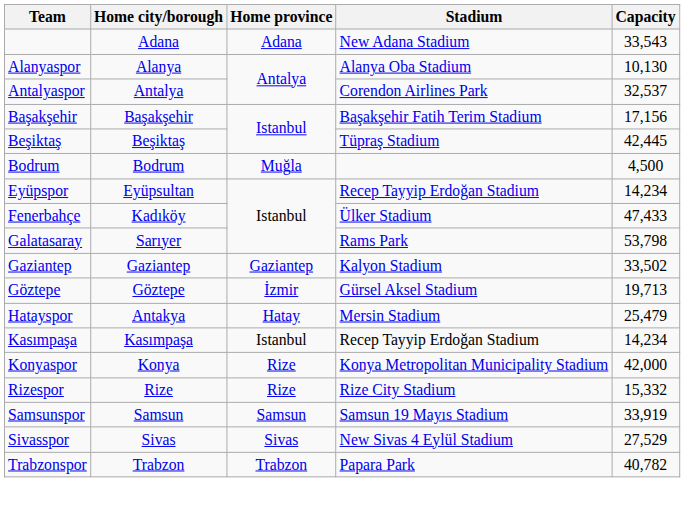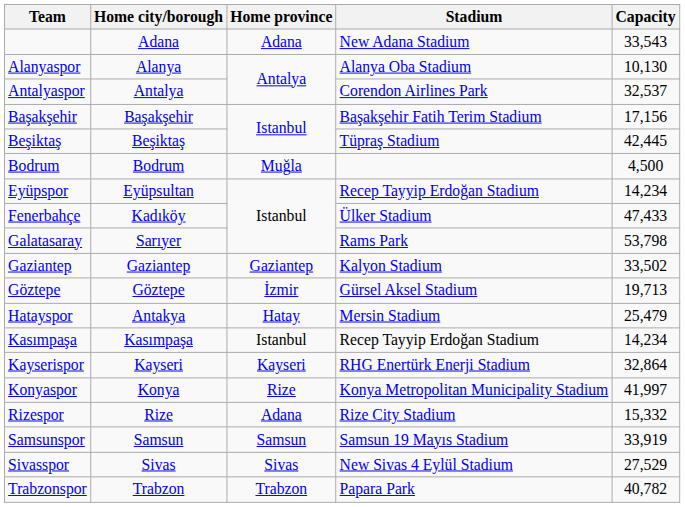+ row: (46, 365)
(646, 365) 42,000 -> (646, 389) 41,997
(281, 389) Rize -> (281, 414) Adana
